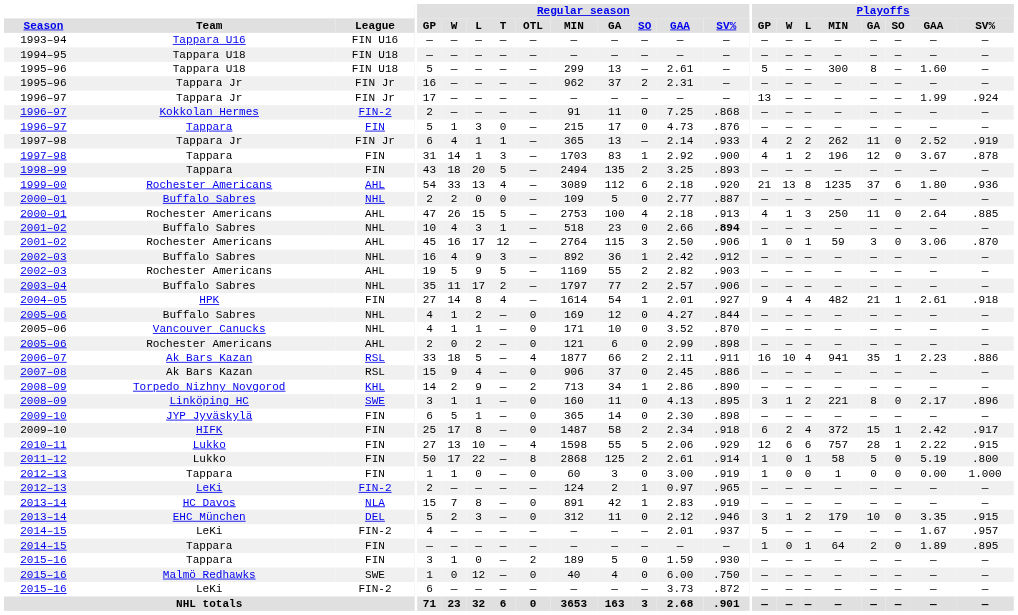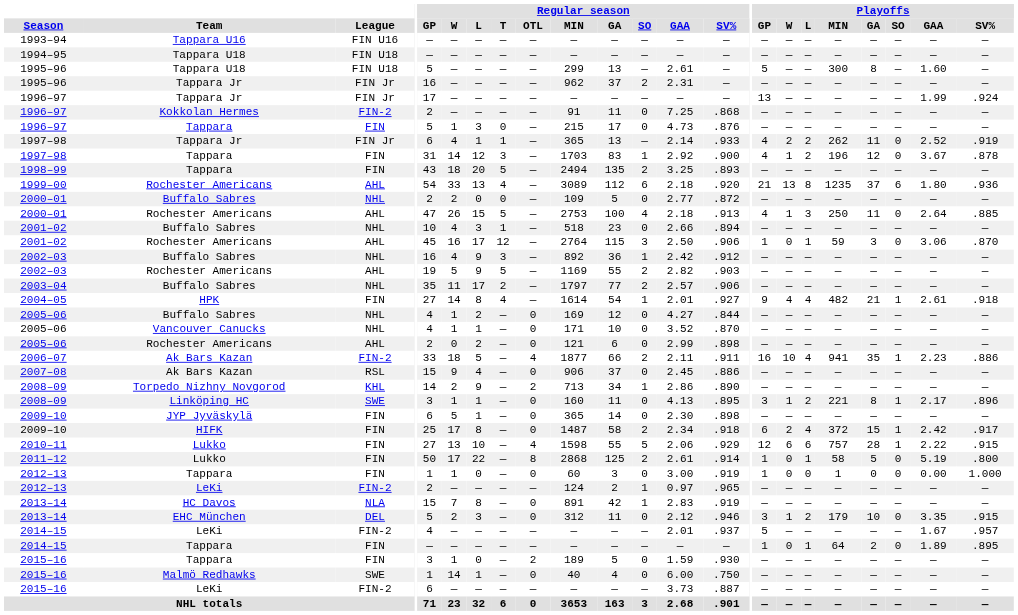(479, 156) 1 -> (479, 156) 12
(726, 199) .887 -> (726, 199) .872
(726, 228) bold -> (726, 228) normal
(375, 358) RSL -> (375, 358) FIN-2
(898, 401) 0 -> (898, 401) 1
(454, 575) 0 -> (454, 575) 14
(479, 575) 12 -> (479, 575) 1
(726, 589) .872 -> (726, 589) .887
